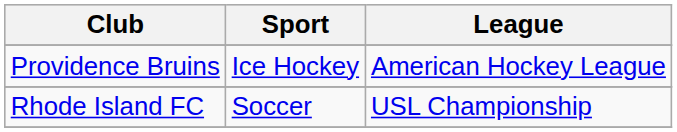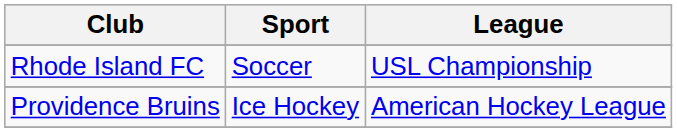rows swapped: (115, 65) <-> (107, 106)
